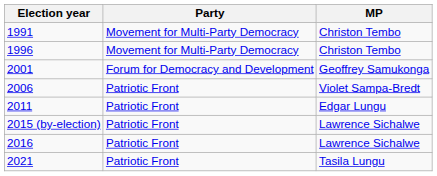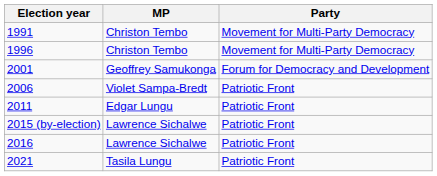columns swapped: (374, 13) <-> (210, 13)
